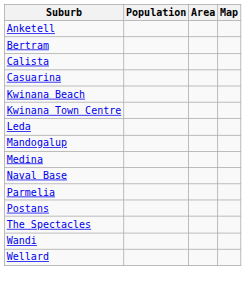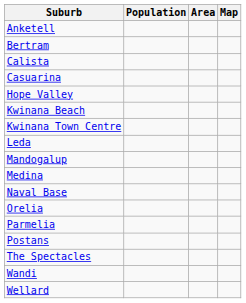+ row: (40, 94)
+ row: (25, 208)
